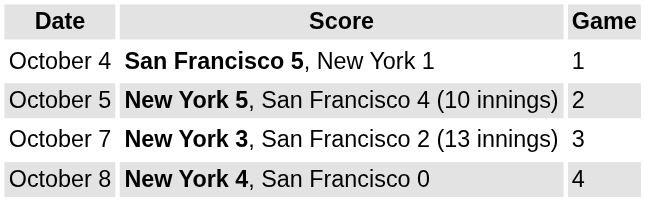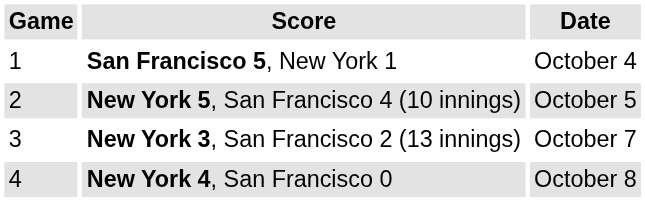columns swapped: (604, 21) <-> (60, 21)
